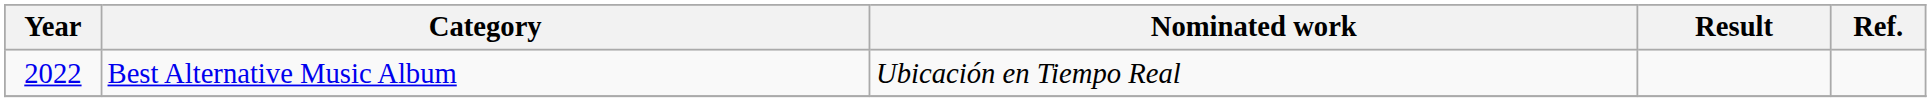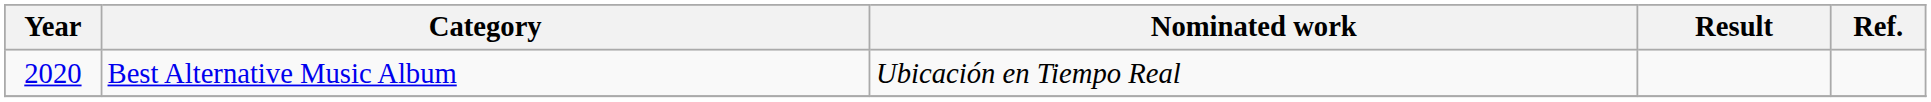(53, 72) 2022 -> (53, 72) 2020
